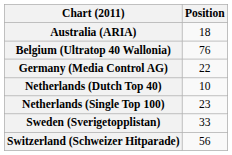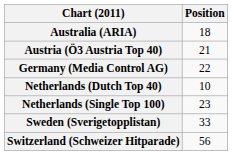+ row: (93, 50)
- row: (93, 50)
